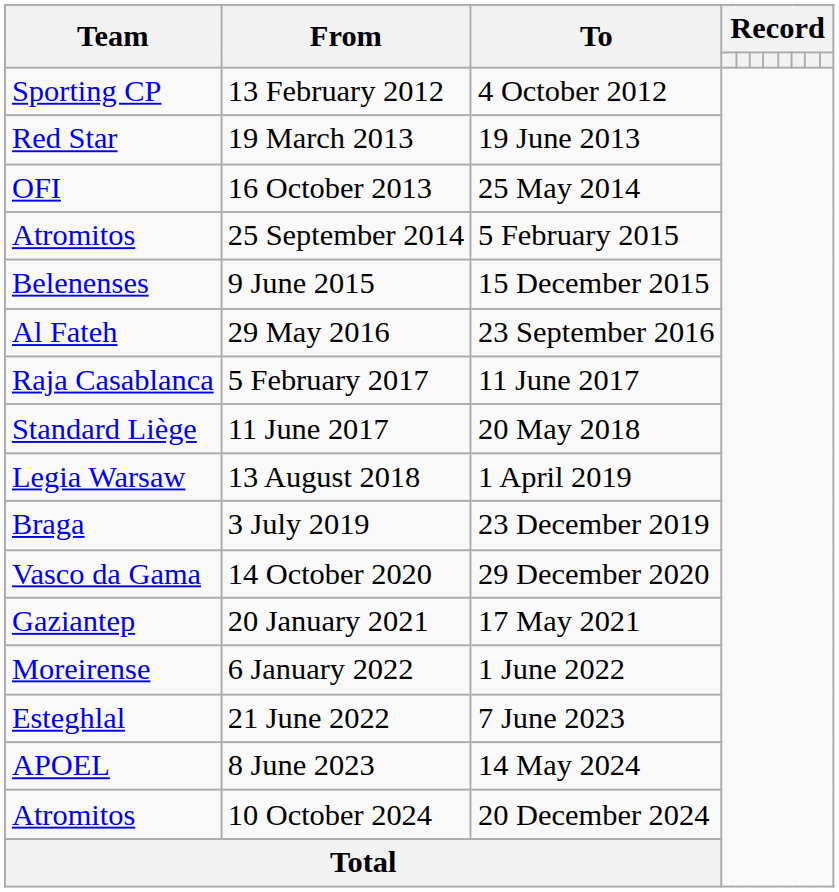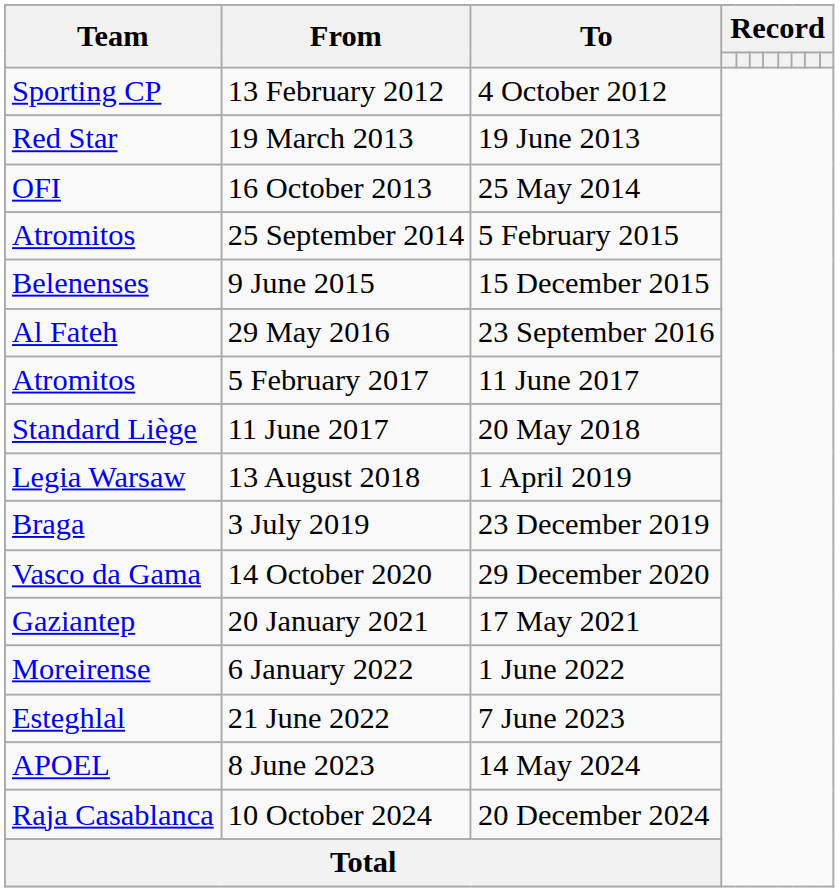(113, 380) Raja Casablanca -> (74, 380) Atromitos
(74, 814) Atromitos -> (113, 814) Raja Casablanca
